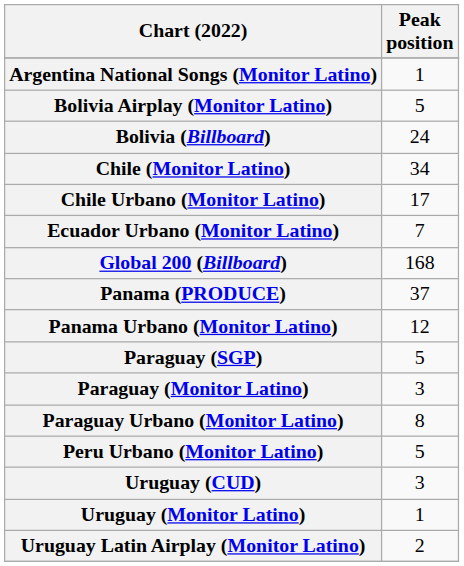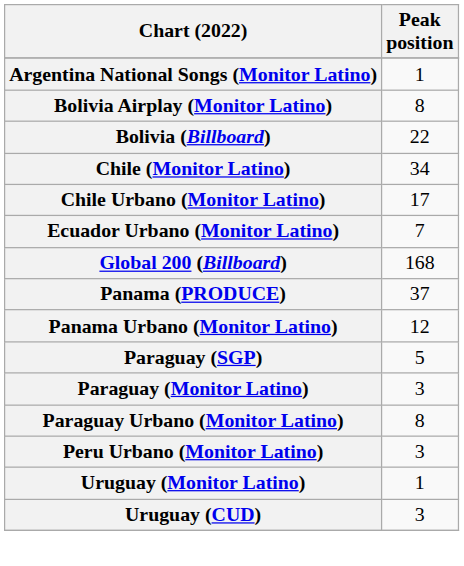(420, 105) 5 -> (420, 105) 8
(420, 136) 24 -> (420, 136) 22
(420, 451) 5 -> (420, 451) 3
rows swapped: (193, 483) <-> (193, 514)
- row: (193, 545)
